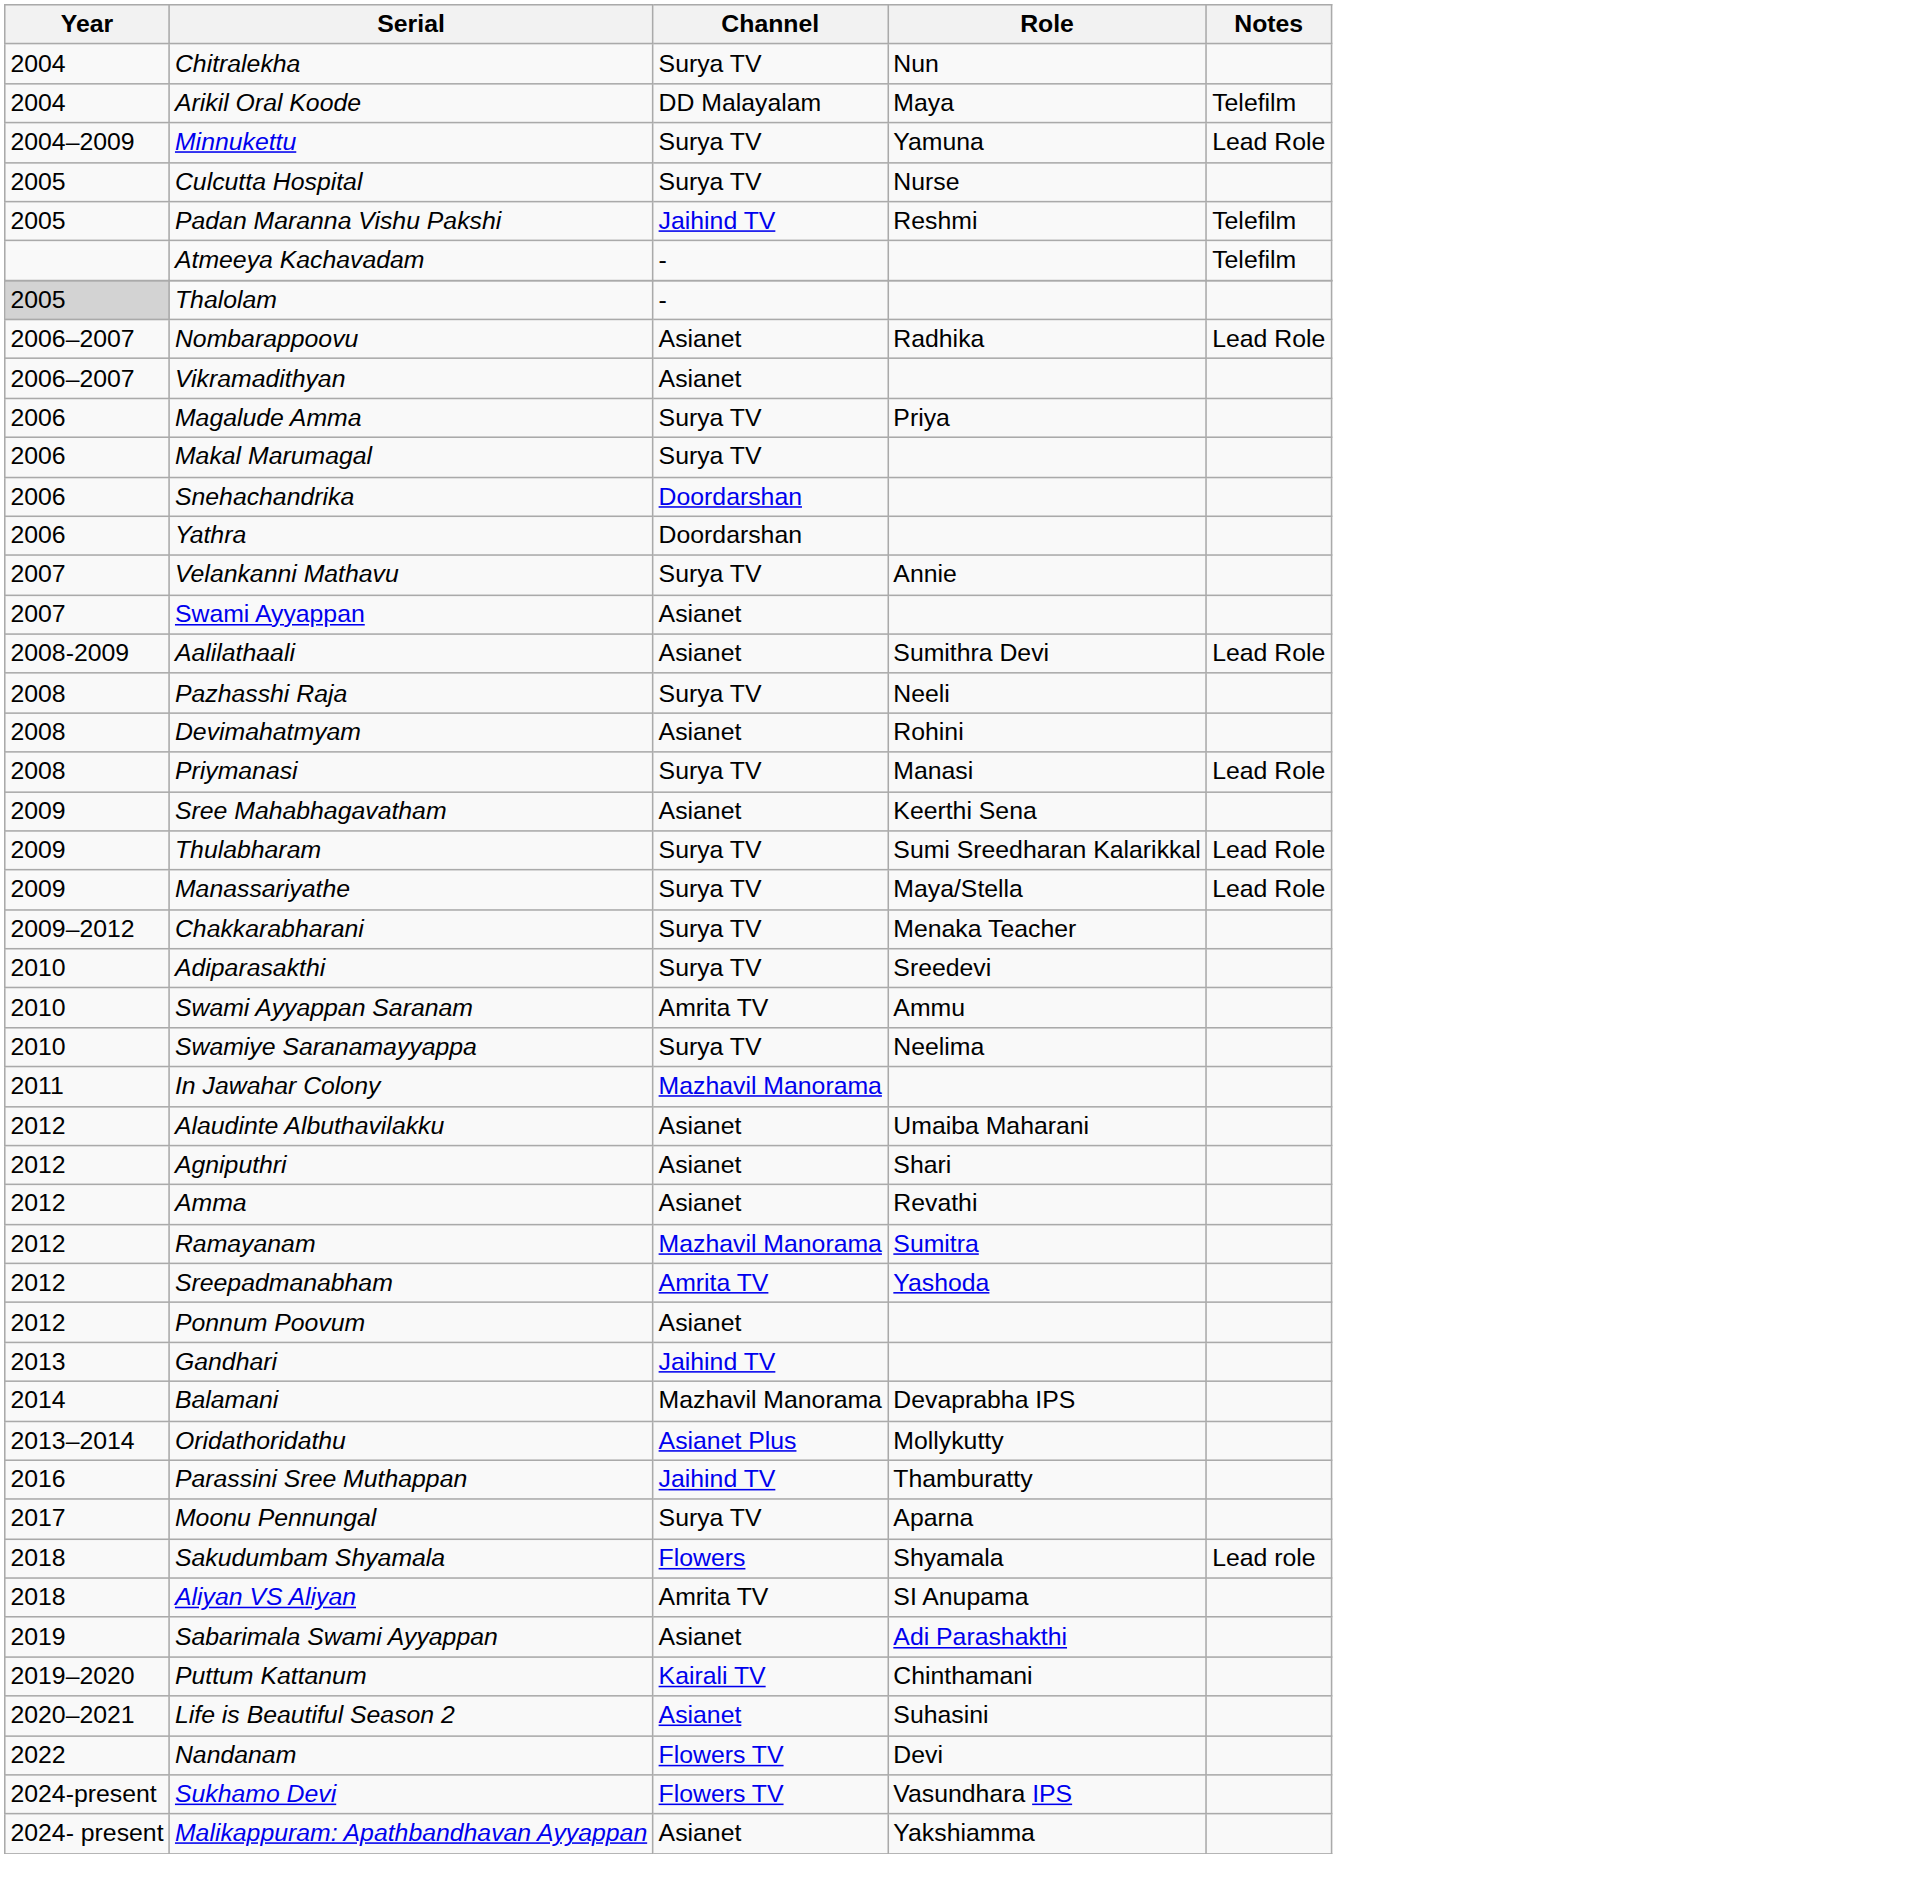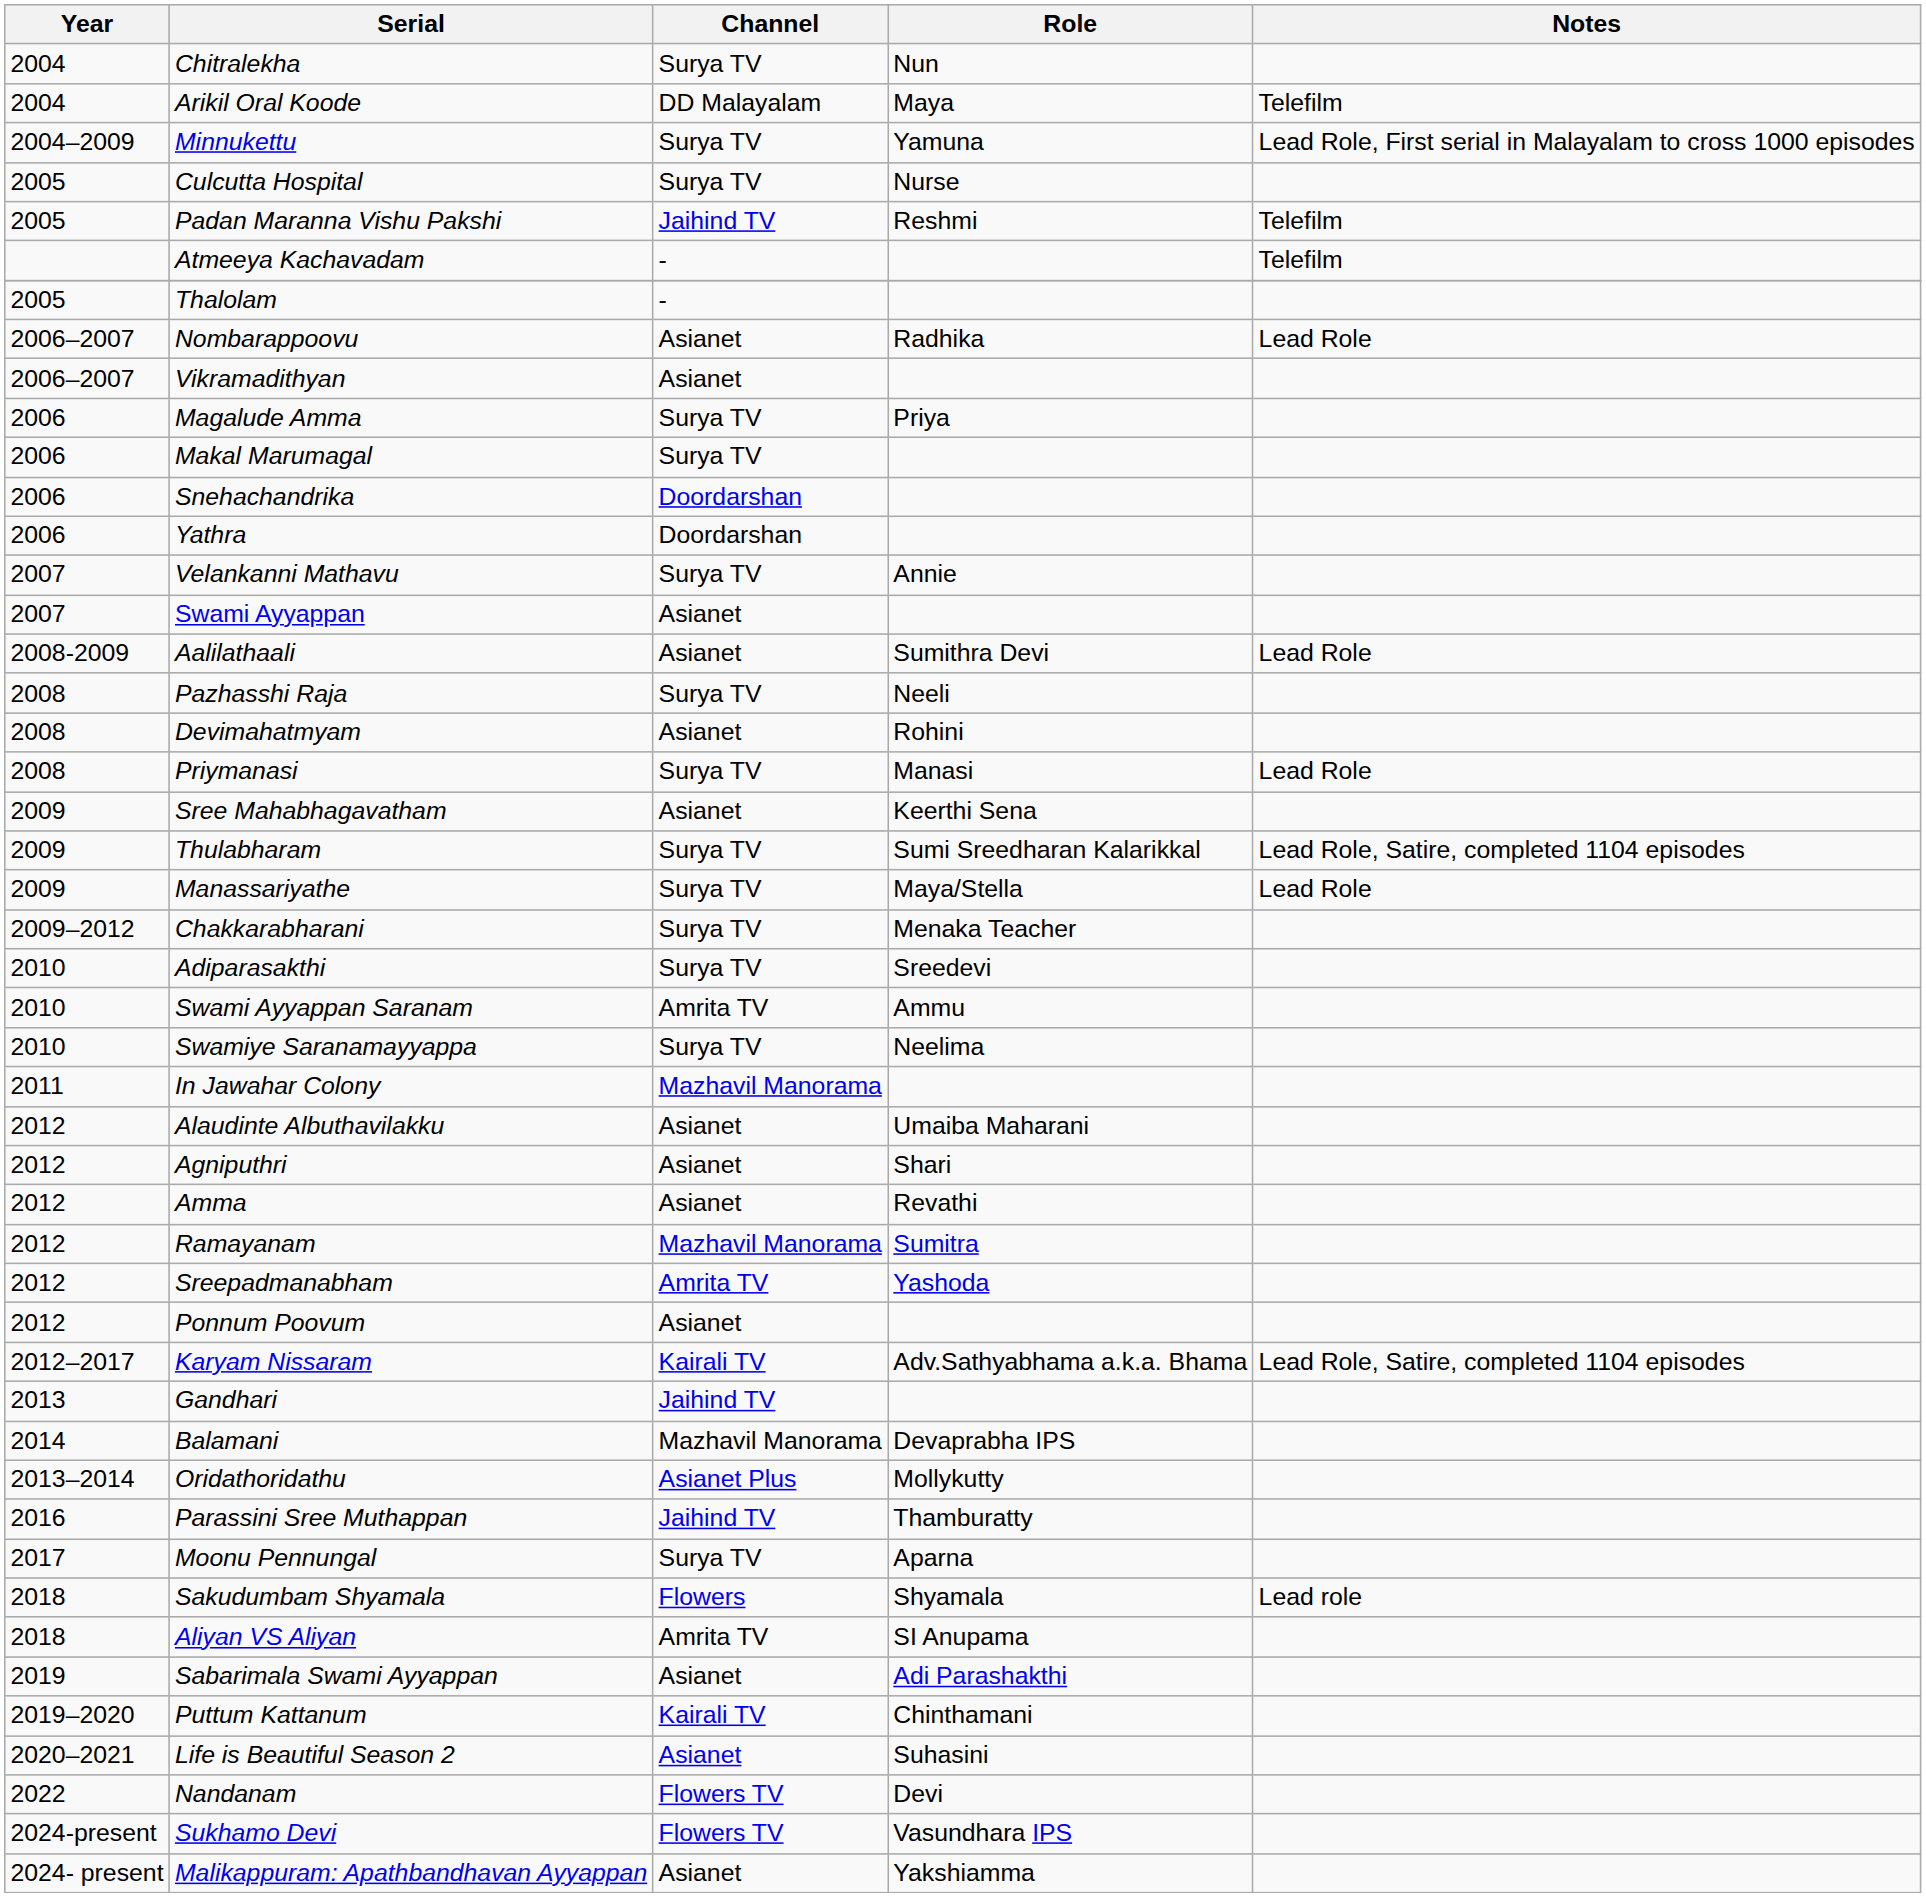(1269, 142) Lead Role -> (1587, 142) Lead Role, First serial in Malayalam to cross 1000 episodes
(38, 299) lightgrey background -> (38, 299) no background
(1269, 850) Lead Role -> (1502, 850) Lead Role, Satire, completed 1104 episodes
+ row: (273, 1361)
